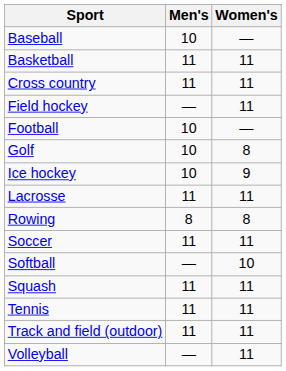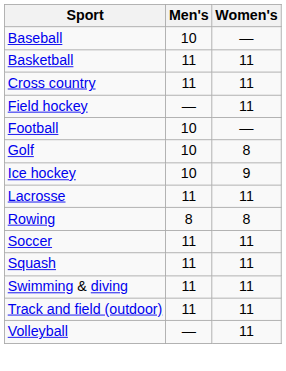- row: (31, 264)
+ row: (68, 286)
- row: (28, 309)
